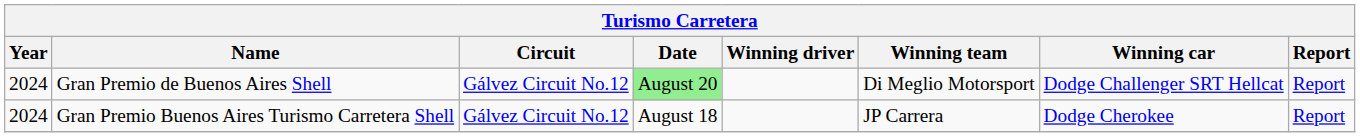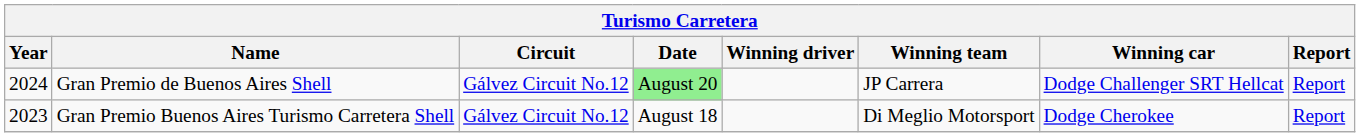(949, 84) Di Meglio Motorsport -> (903, 84) JP Carrera
(28, 116) 2024 -> (28, 116) 2023
(903, 116) JP Carrera -> (949, 116) Di Meglio Motorsport
